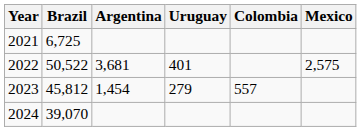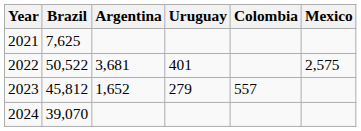(63, 41) 6,725 -> (63, 41) 7,625
(112, 89) 1,454 -> (112, 89) 1,652
